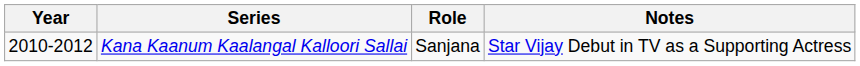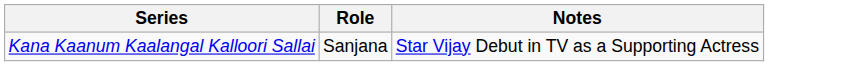- column: (51, 18)
